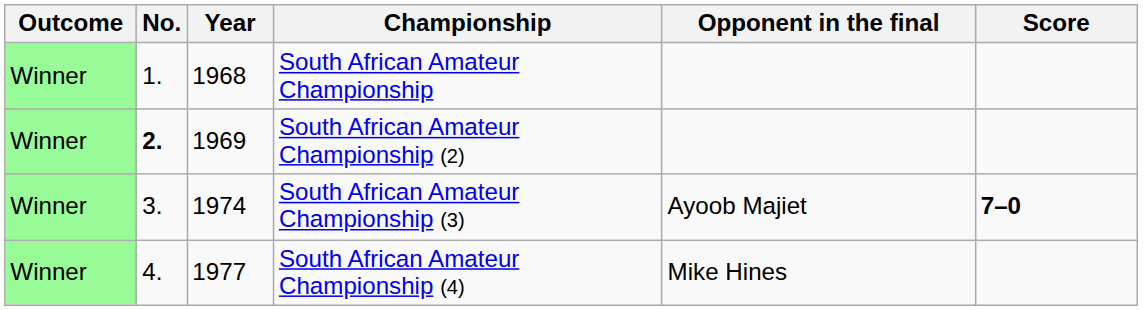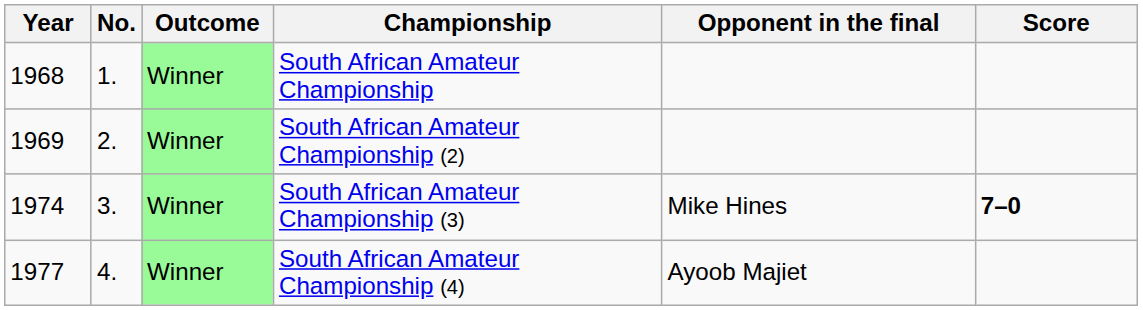columns swapped: (71, 23) <-> (230, 23)
(152, 141) bold -> (107, 141) normal
(737, 206) Ayoob Majiet -> (727, 206) Mike Hines
(727, 272) Mike Hines -> (737, 272) Ayoob Majiet
